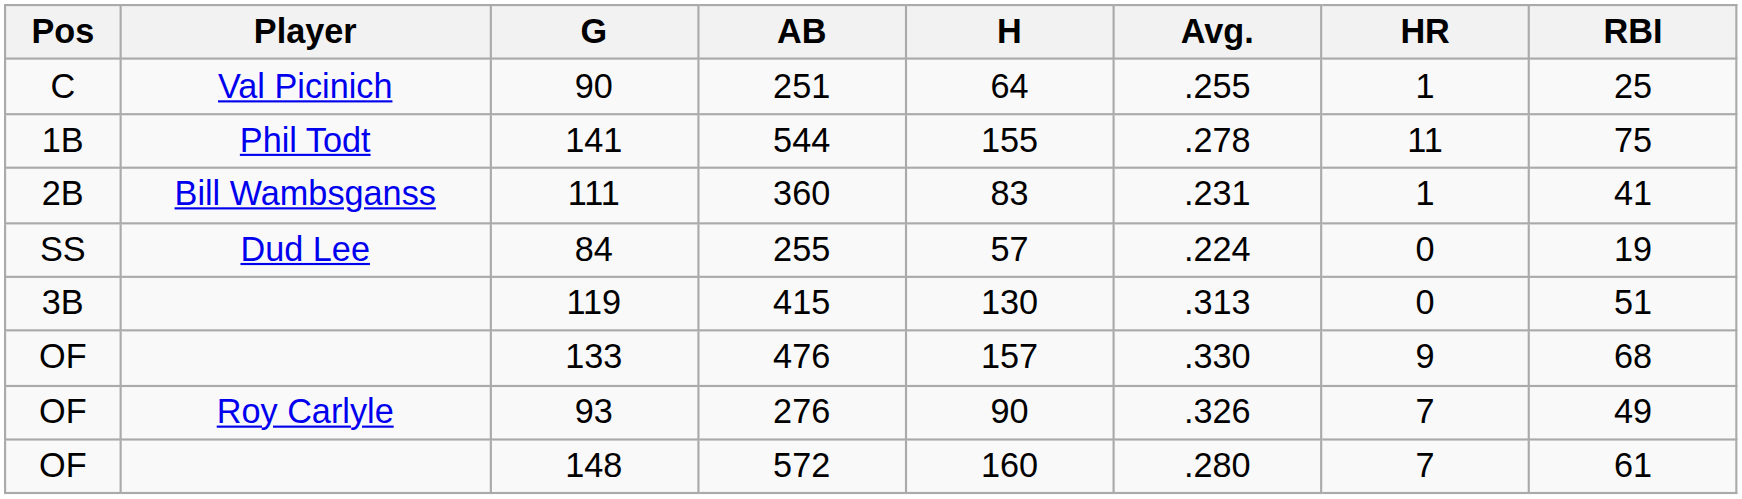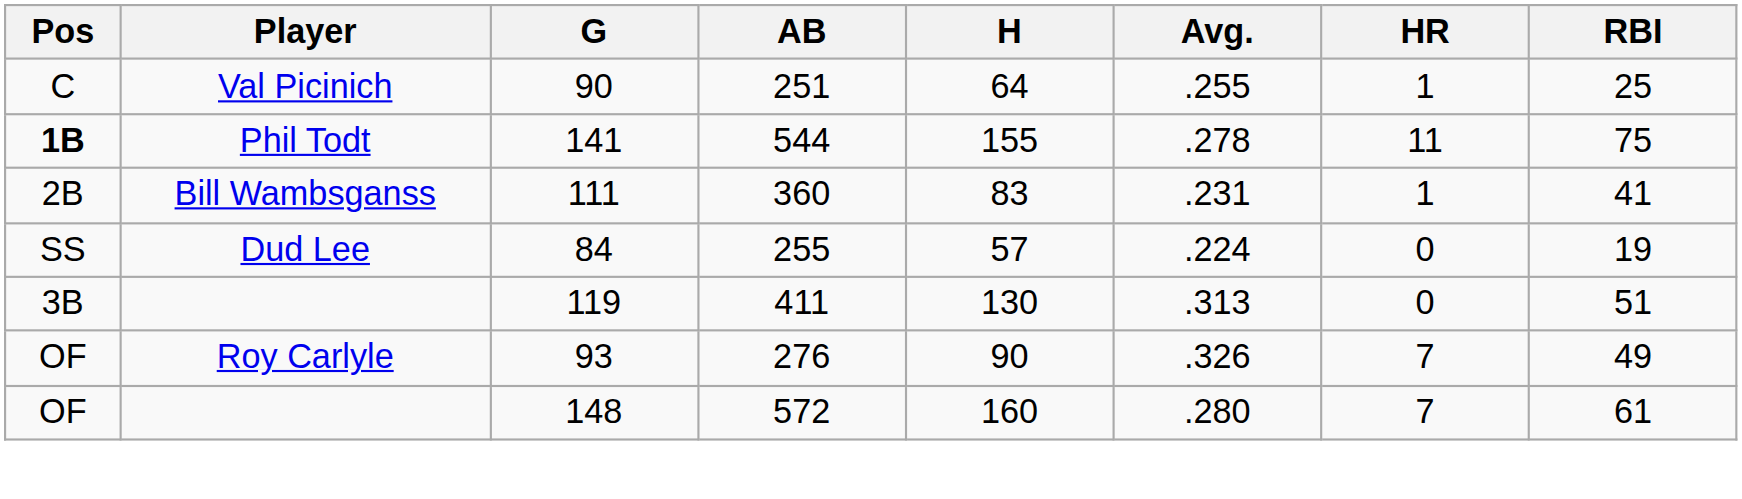(63, 140) normal -> (63, 140) bold
(802, 303) 415 -> (802, 303) 411
- row: (594, 357)
